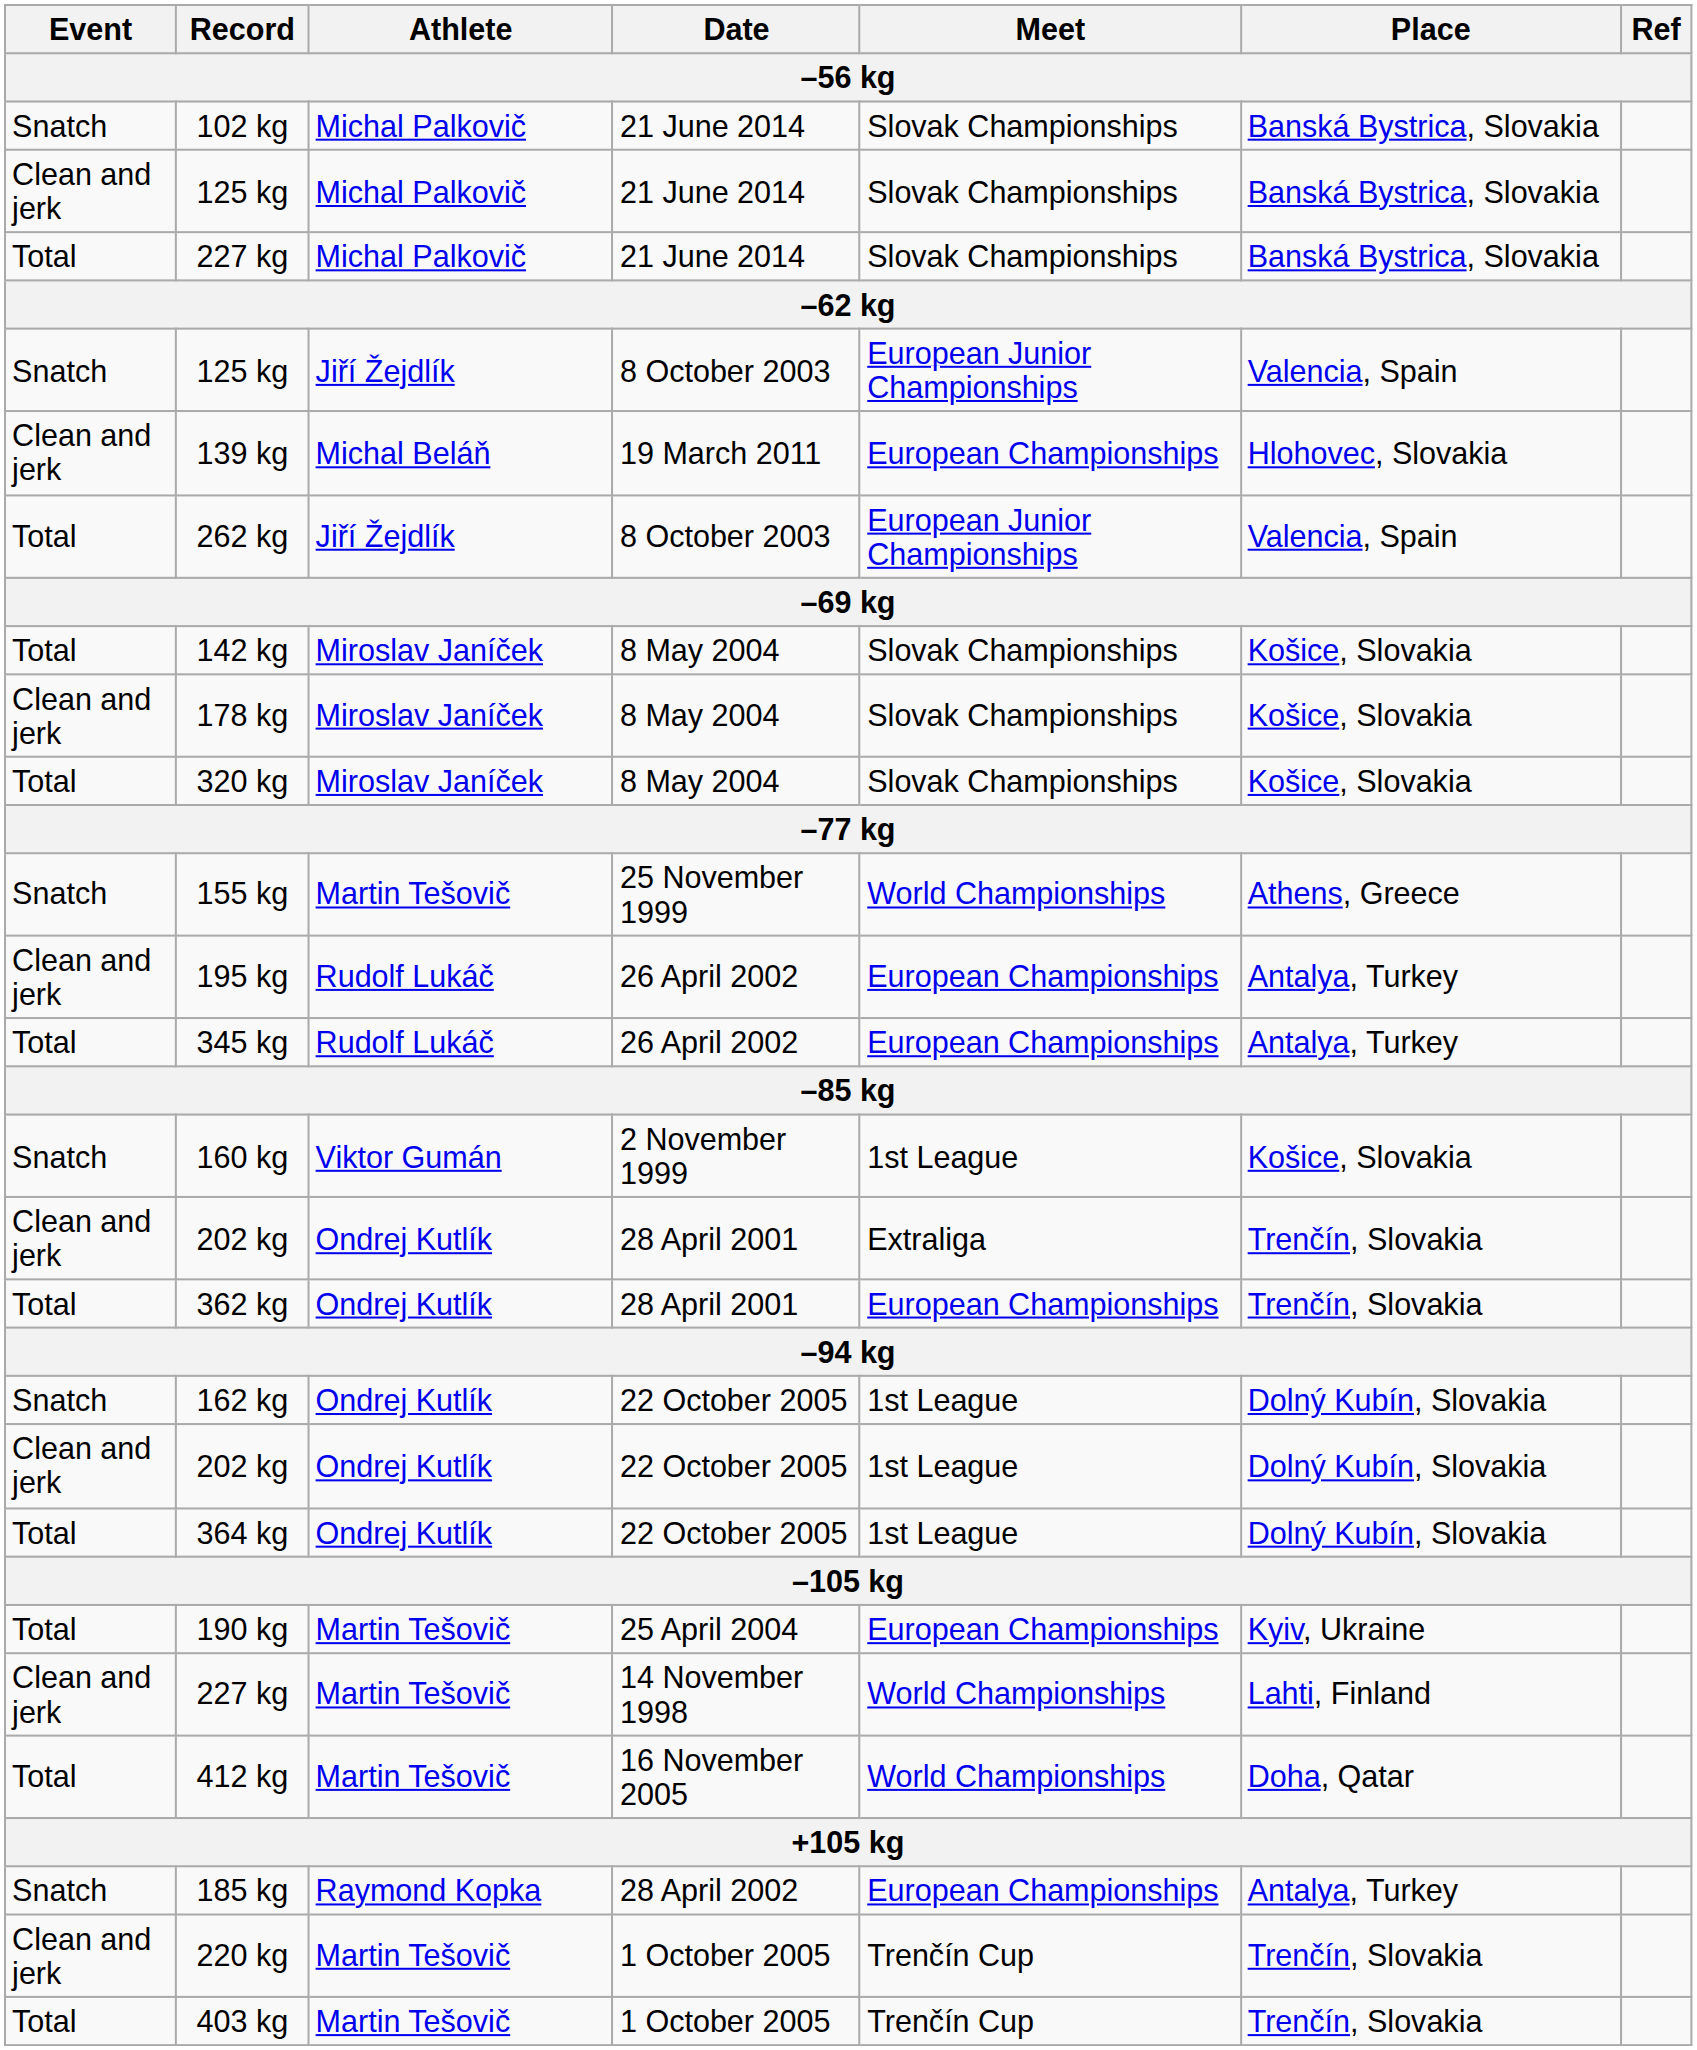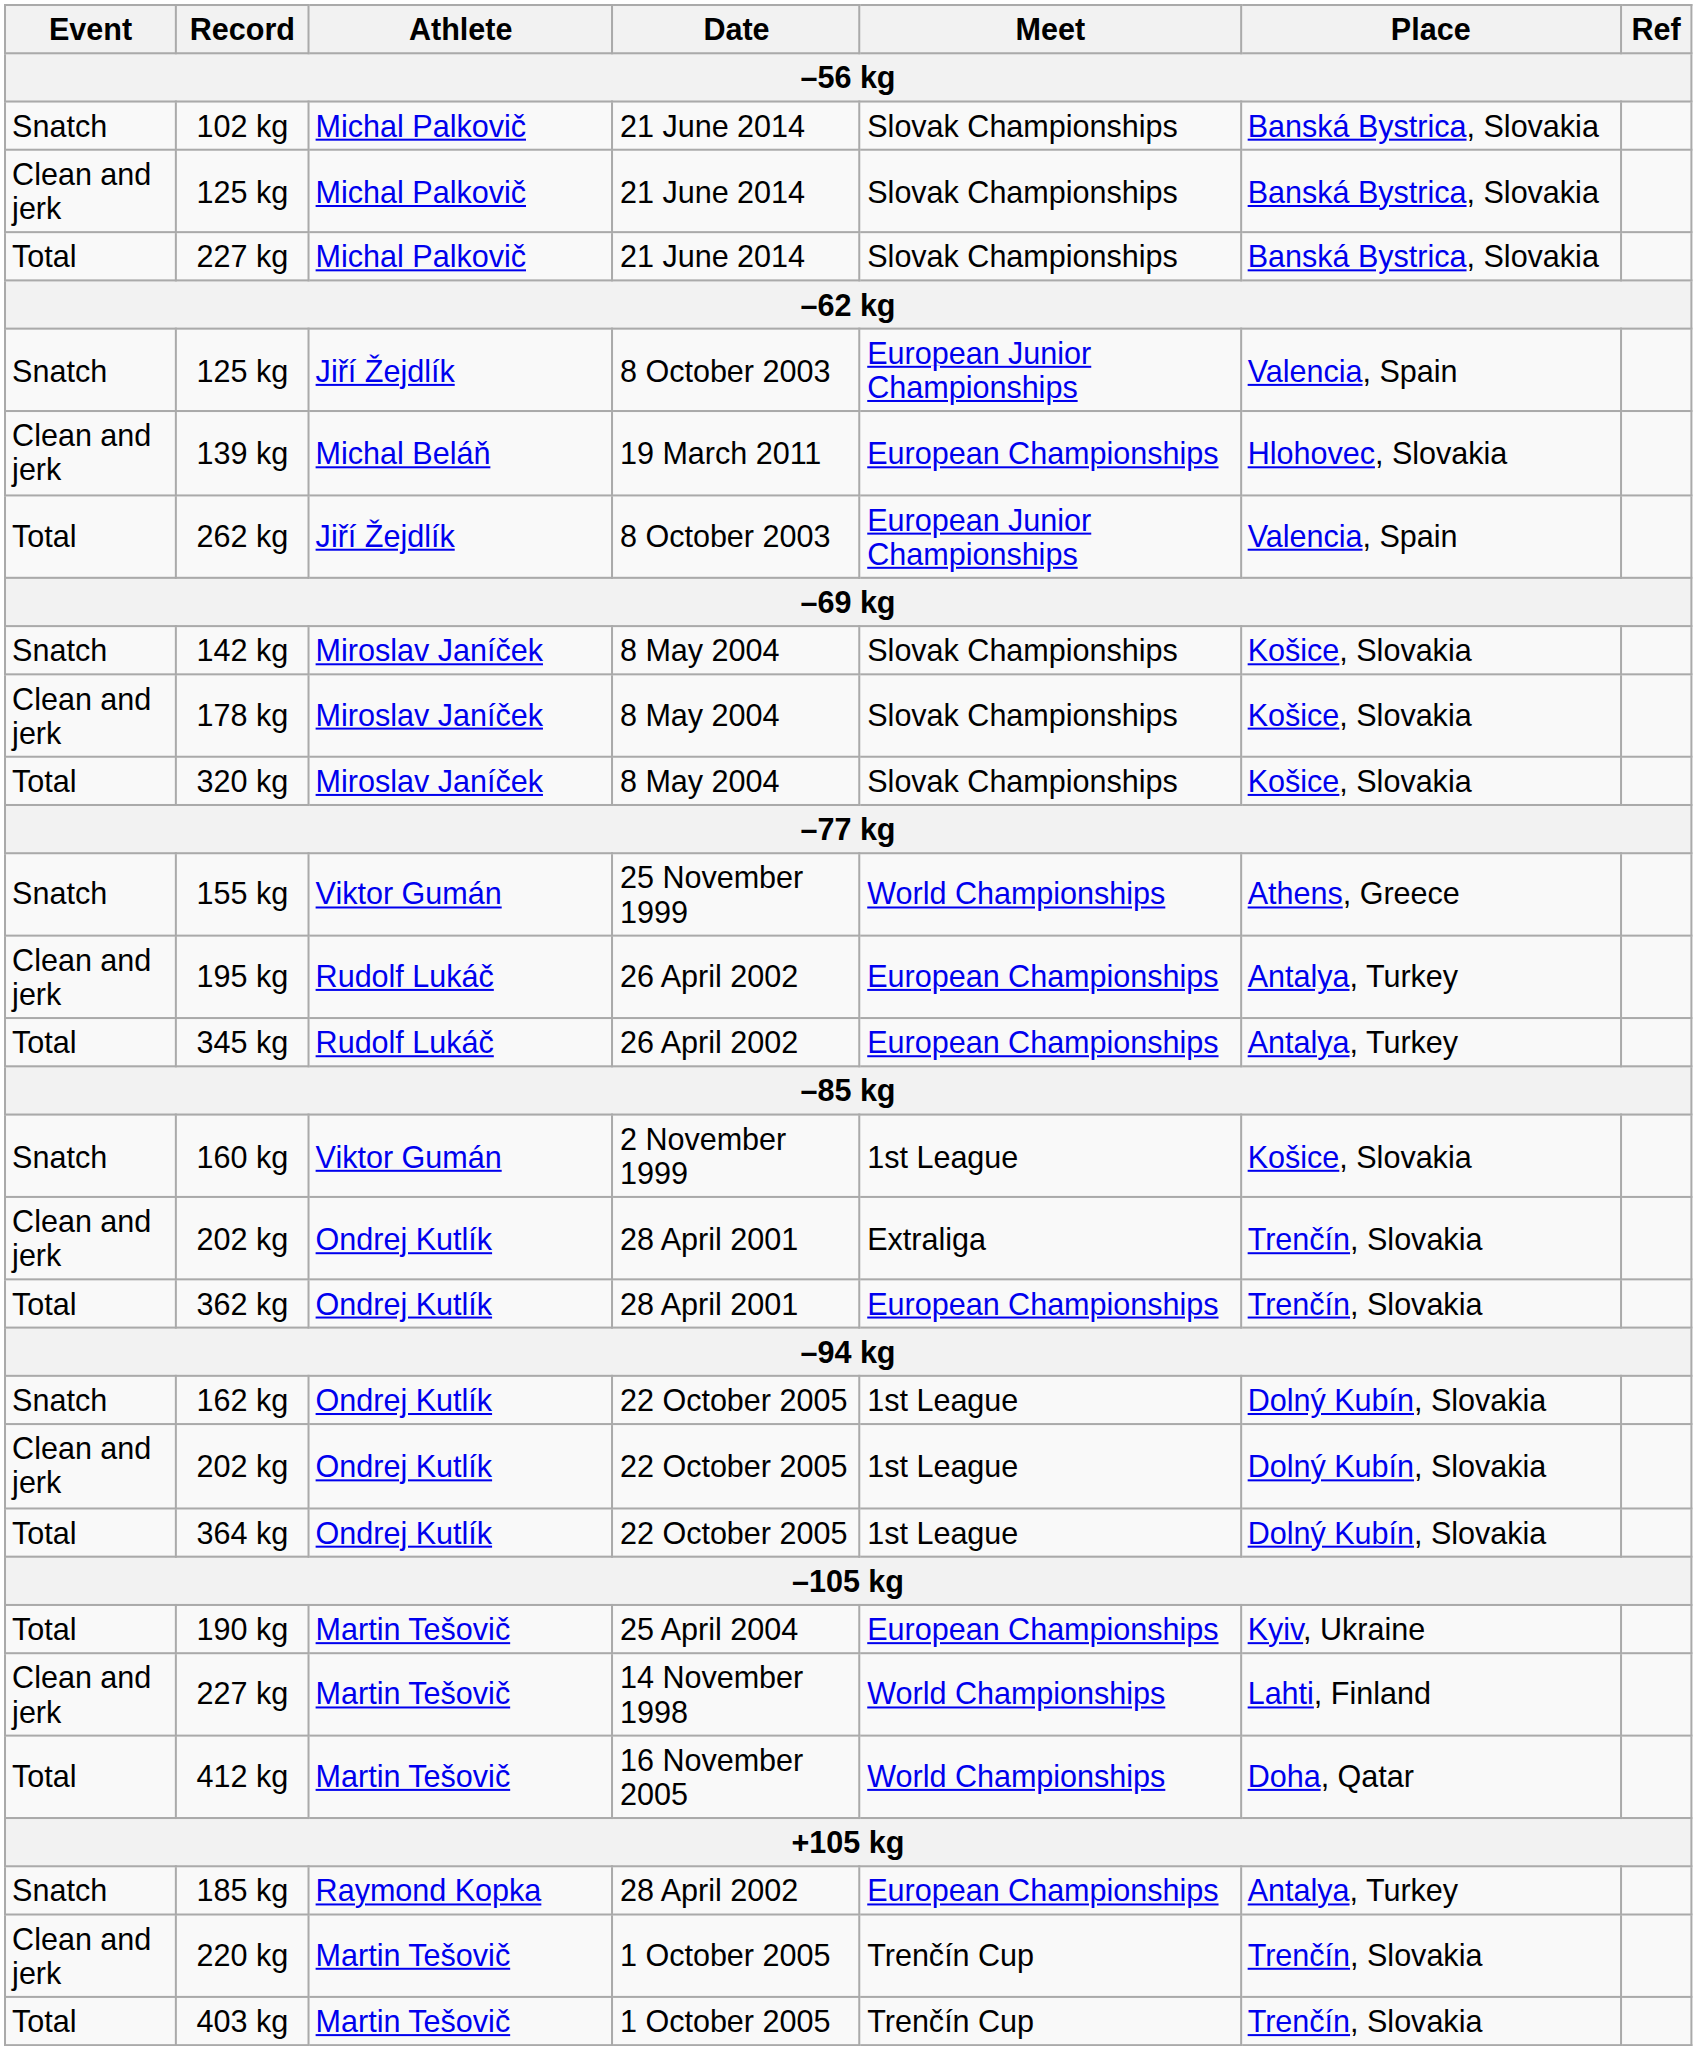(44, 650) Total -> (60, 650) Snatch
(413, 894) Martin Tešovič -> (409, 894) Viktor Gumán
